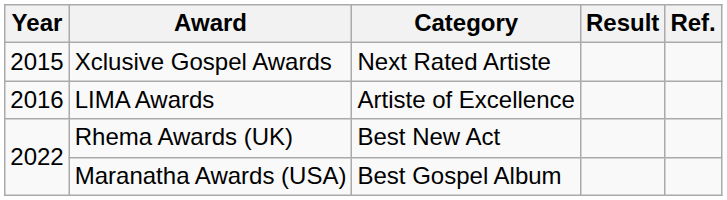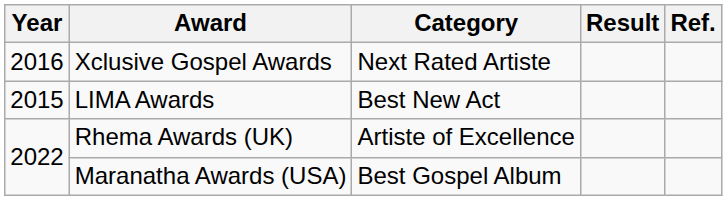(37, 61) 2015 -> (37, 61) 2016
(37, 99) 2016 -> (37, 99) 2015
(466, 99) Artiste of Excellence -> (429, 99) Best New Act
(429, 137) Best New Act -> (466, 137) Artiste of Excellence
